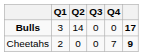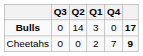columns swapped: (60, 12) <-> (96, 12)
